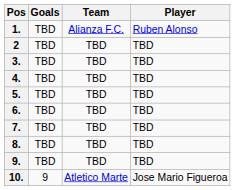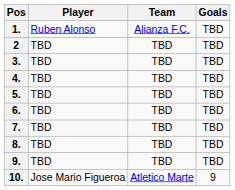columns swapped: (180, 12) <-> (45, 12)
